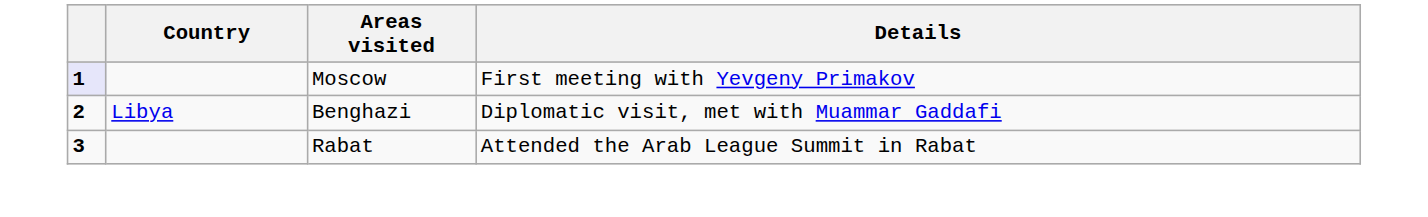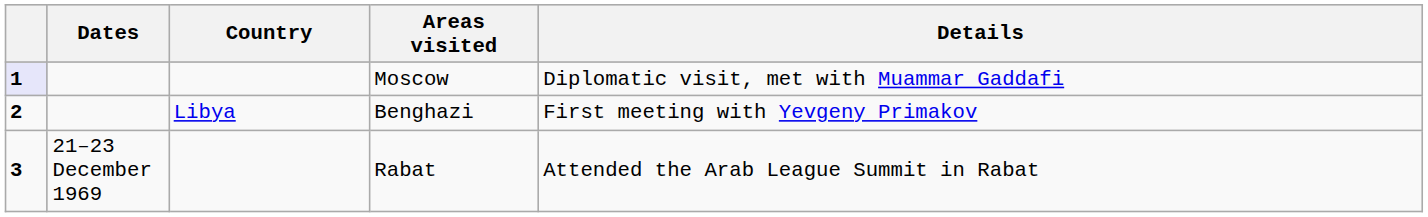+ column: (108, 34)
(698, 79) First meeting with Yevgeny Primakov -> (804, 79) Diplomatic visit, met with Muammar Gaddafi
(741, 113) Diplomatic visit, met with Muammar Gaddafi -> (760, 113) First meeting with Yevgeny Primakov
